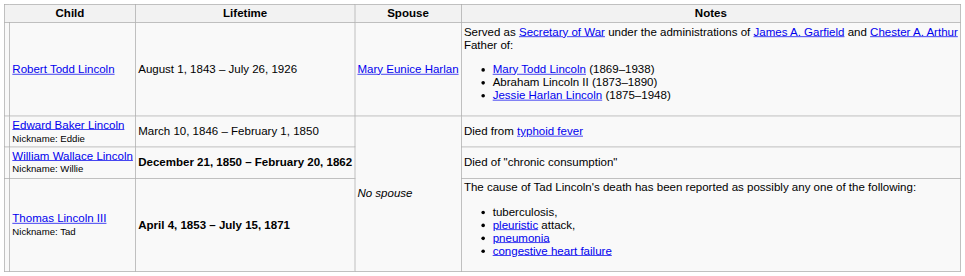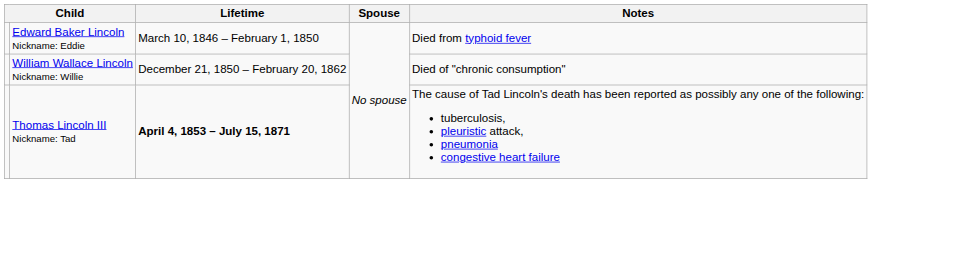- row: (63, 69)
(245, 162) bold -> (242, 69) normal
